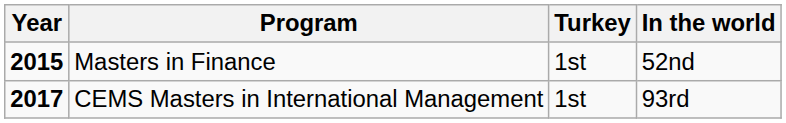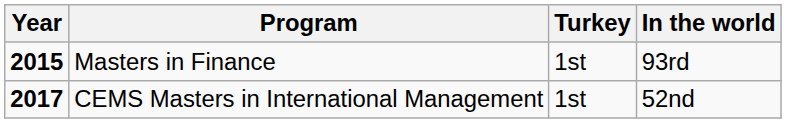(668, 61) 52nd -> (666, 61) 93rd
(666, 99) 93rd -> (668, 99) 52nd
